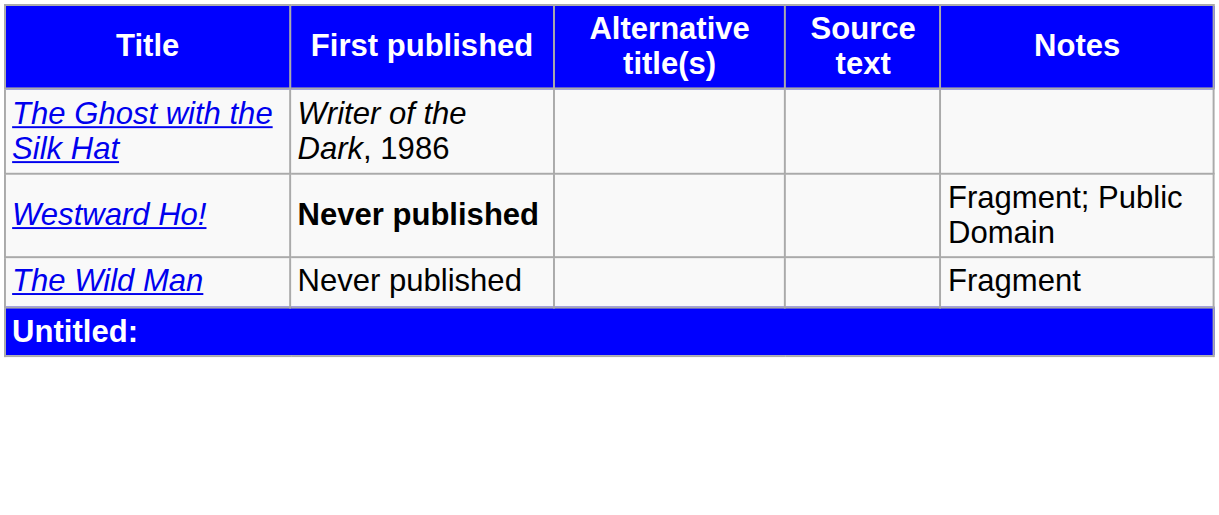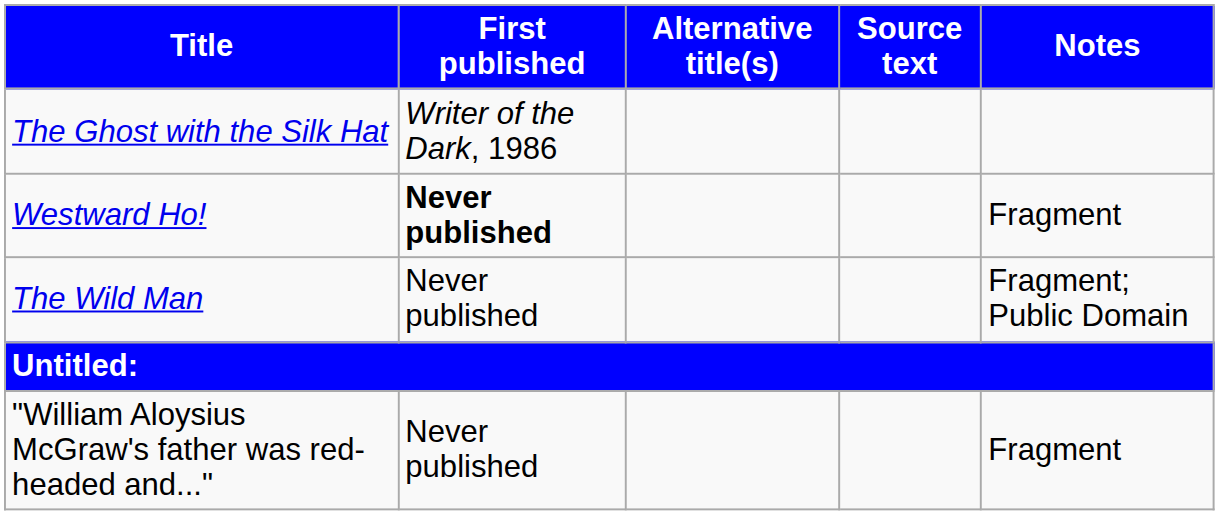(1065, 214) Fragment; Public Domain -> (1055, 214) Fragment
(1014, 281) Fragment -> (1088, 299) Fragment; Public Domain
+ row: (188, 449)
